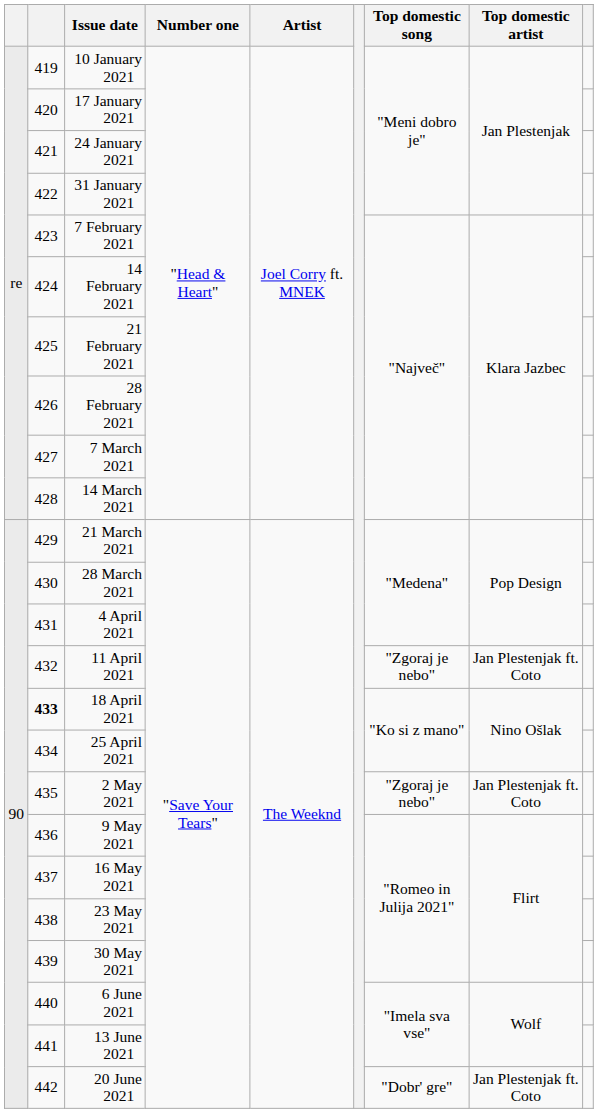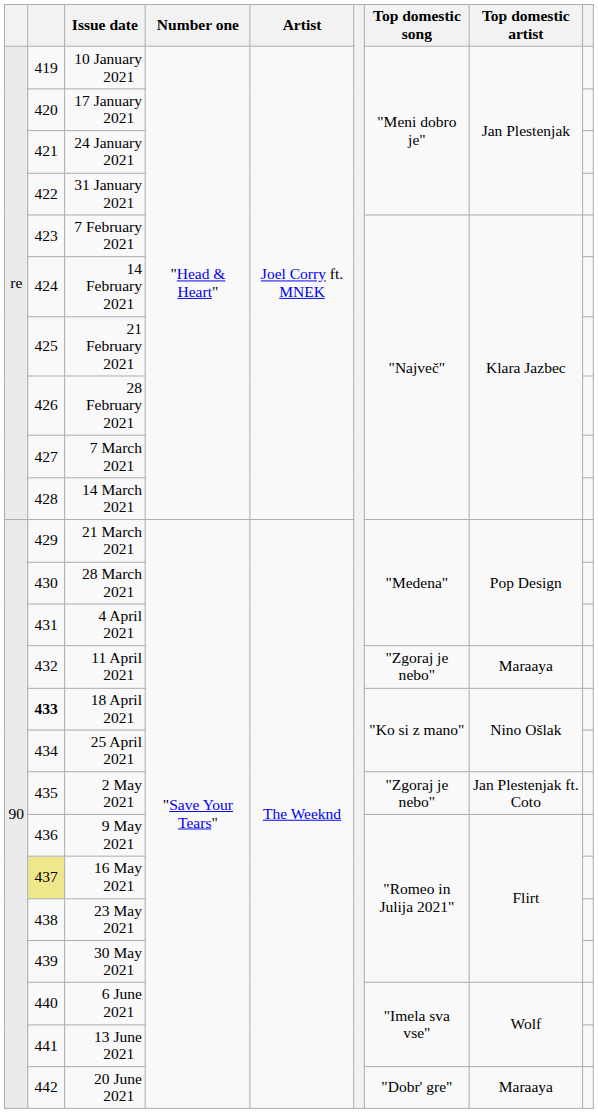(526, 666) Jan Plestenjak ft. Coto -> (526, 666) Maraaya
(46, 877) no background -> (46, 877) khaki background
(526, 1087) Jan Plestenjak ft. Coto -> (526, 1087) Maraaya
